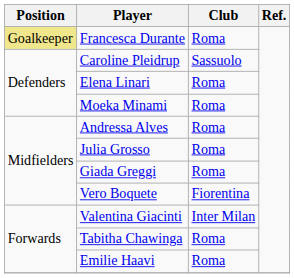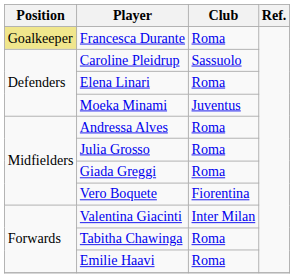(208, 104) Roma -> (216, 104) Juventus
